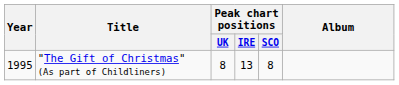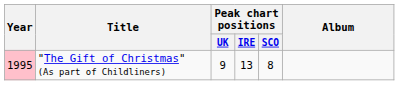(20, 65) no background -> (20, 65) pink background
(223, 65) 8 -> (223, 65) 9
